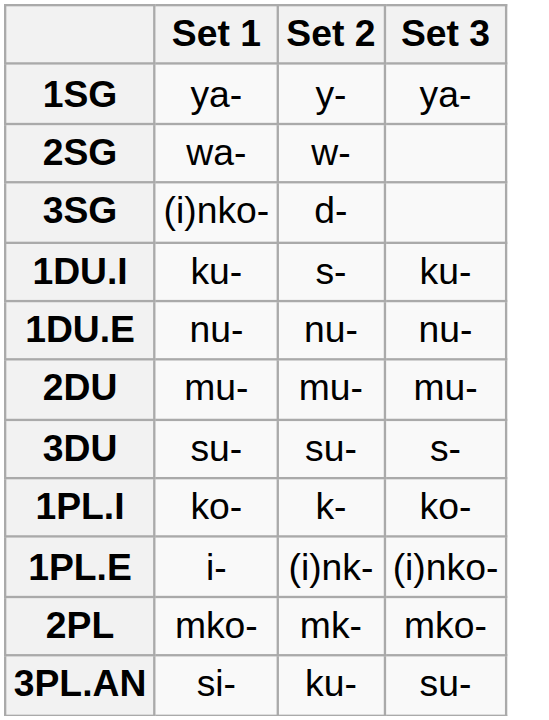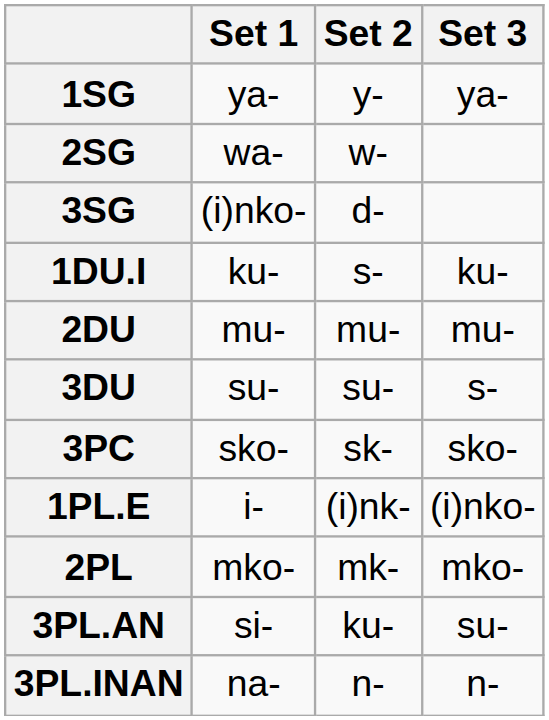- row: (80, 329)
+ row: (99, 447)
- row: (80, 507)
+ row: (99, 684)
